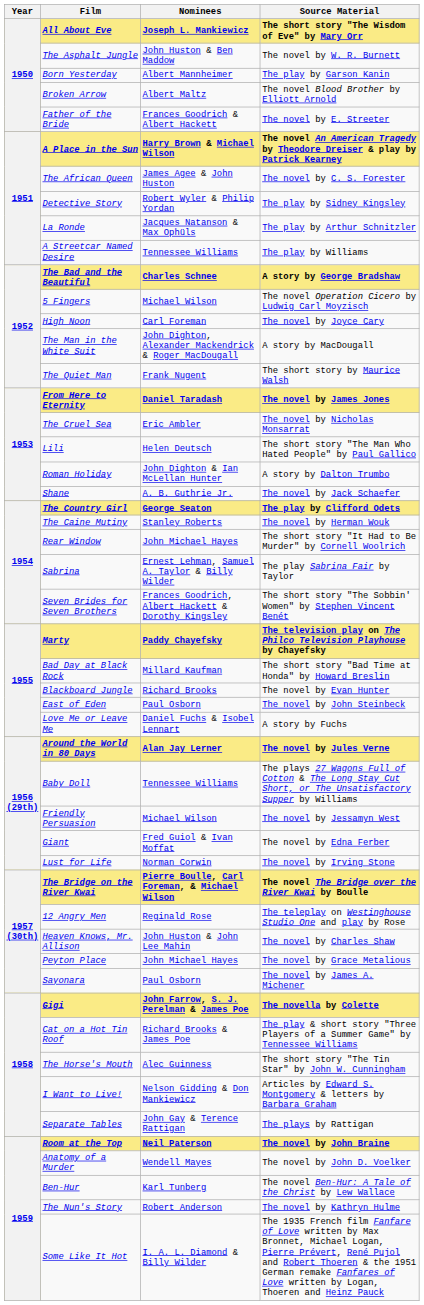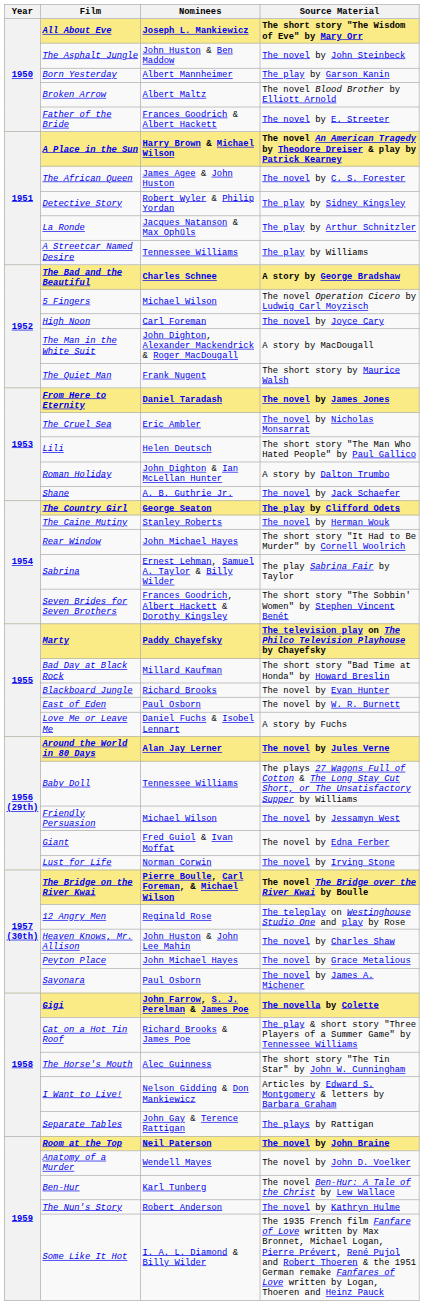(331, 56) The novel by W. R. Burnett -> (334, 56) The novel by John Steinbeck
(334, 705) The novel by John Steinbeck -> (331, 705) The novel by W. R. Burnett
